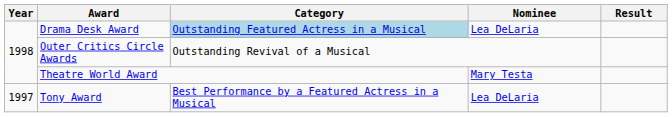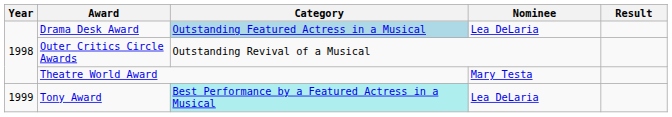(21, 97) 1997 -> (21, 97) 1999
(305, 97) no background -> (305, 97) paleturquoise background
